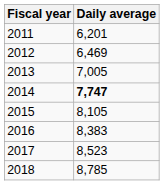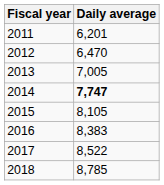(92, 53) 6,469 -> (92, 53) 6,470
(92, 151) 8,523 -> (92, 151) 8,522
